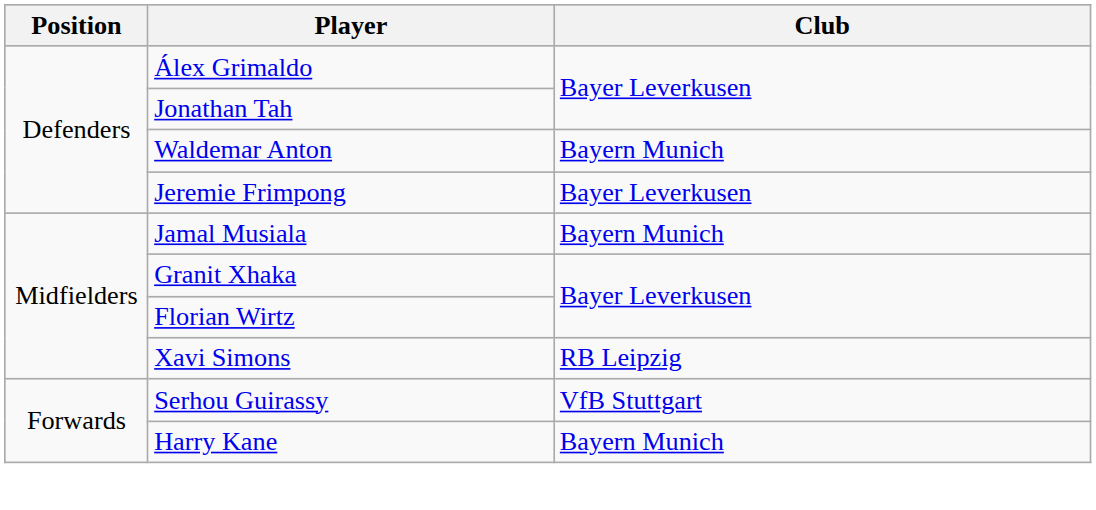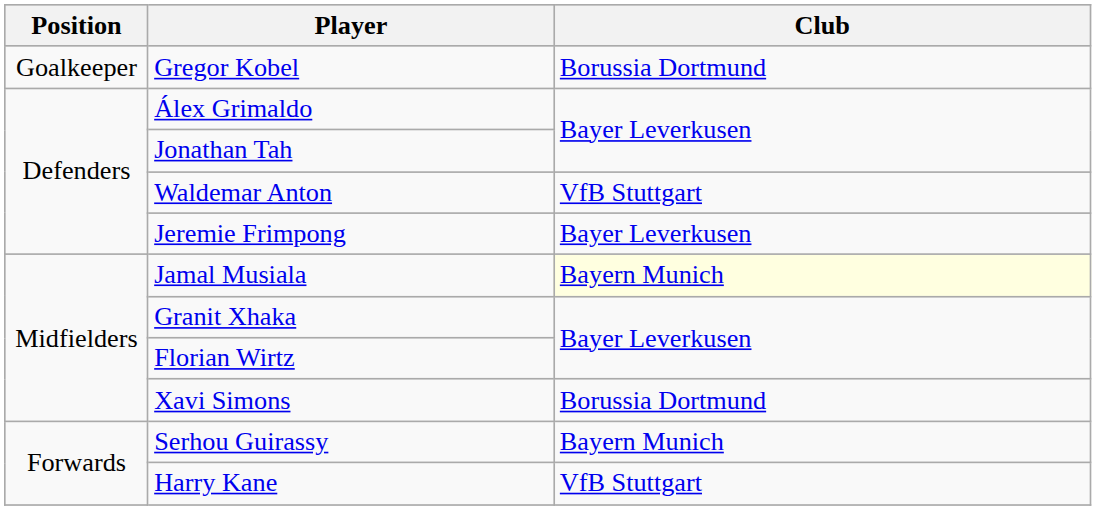+ row: (227, 66)
(642, 150) Bayern Munich -> (631, 191) VfB Stuttgart
(642, 233) no background -> (642, 274) lightyellow background
(621, 358) RB Leipzig -> (663, 399) Borussia Dortmund
(631, 399) VfB Stuttgart -> (642, 441) Bayern Munich
(642, 441) Bayern Munich -> (631, 483) VfB Stuttgart
